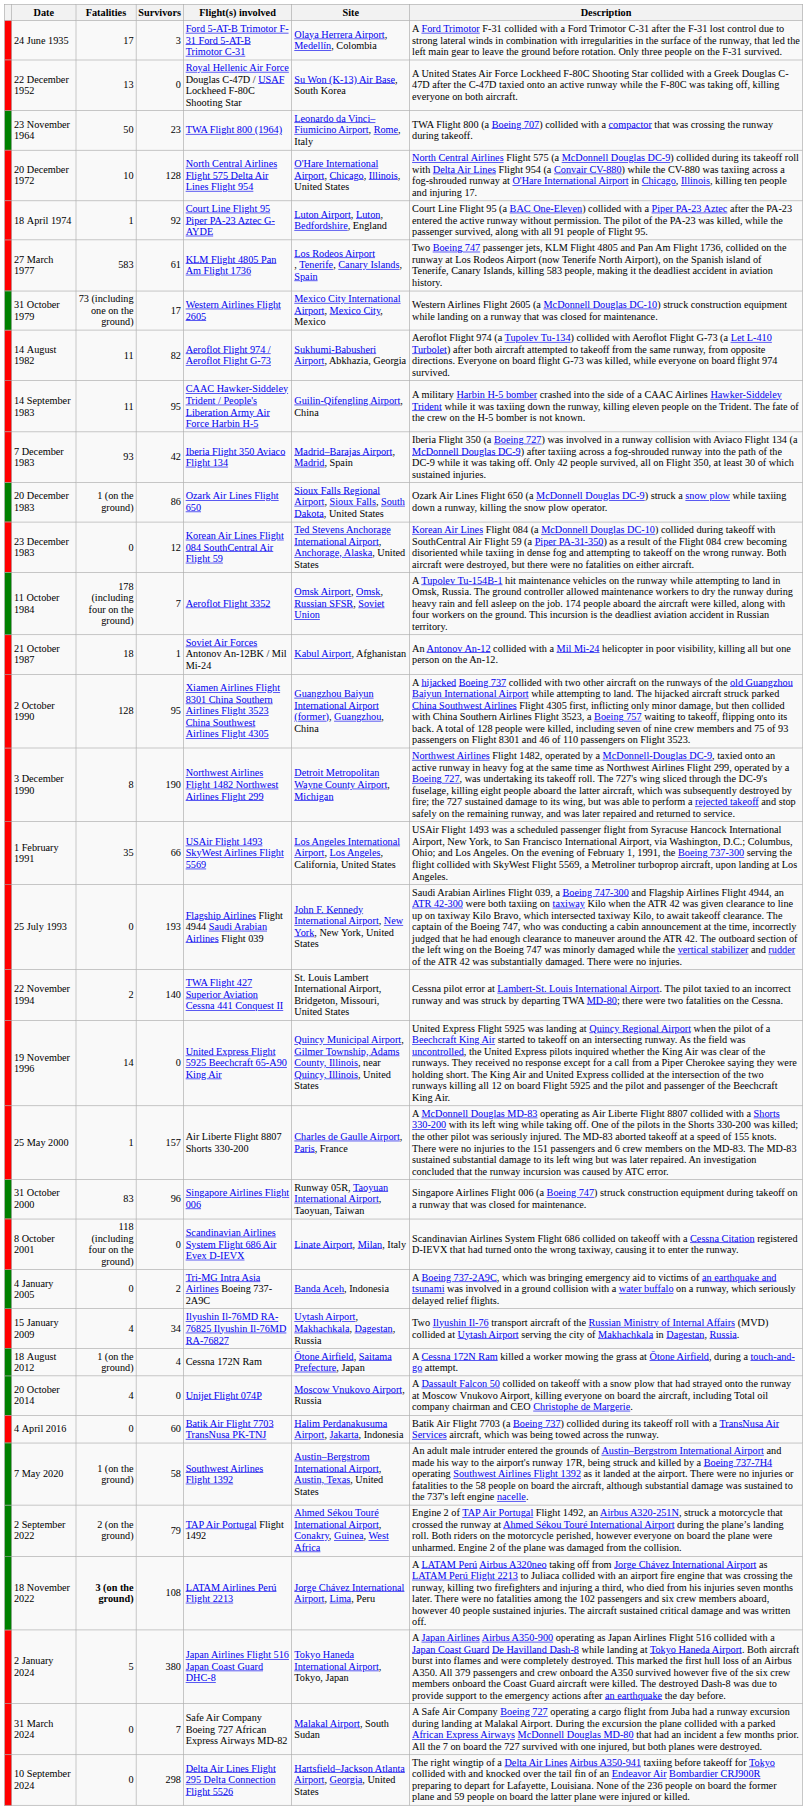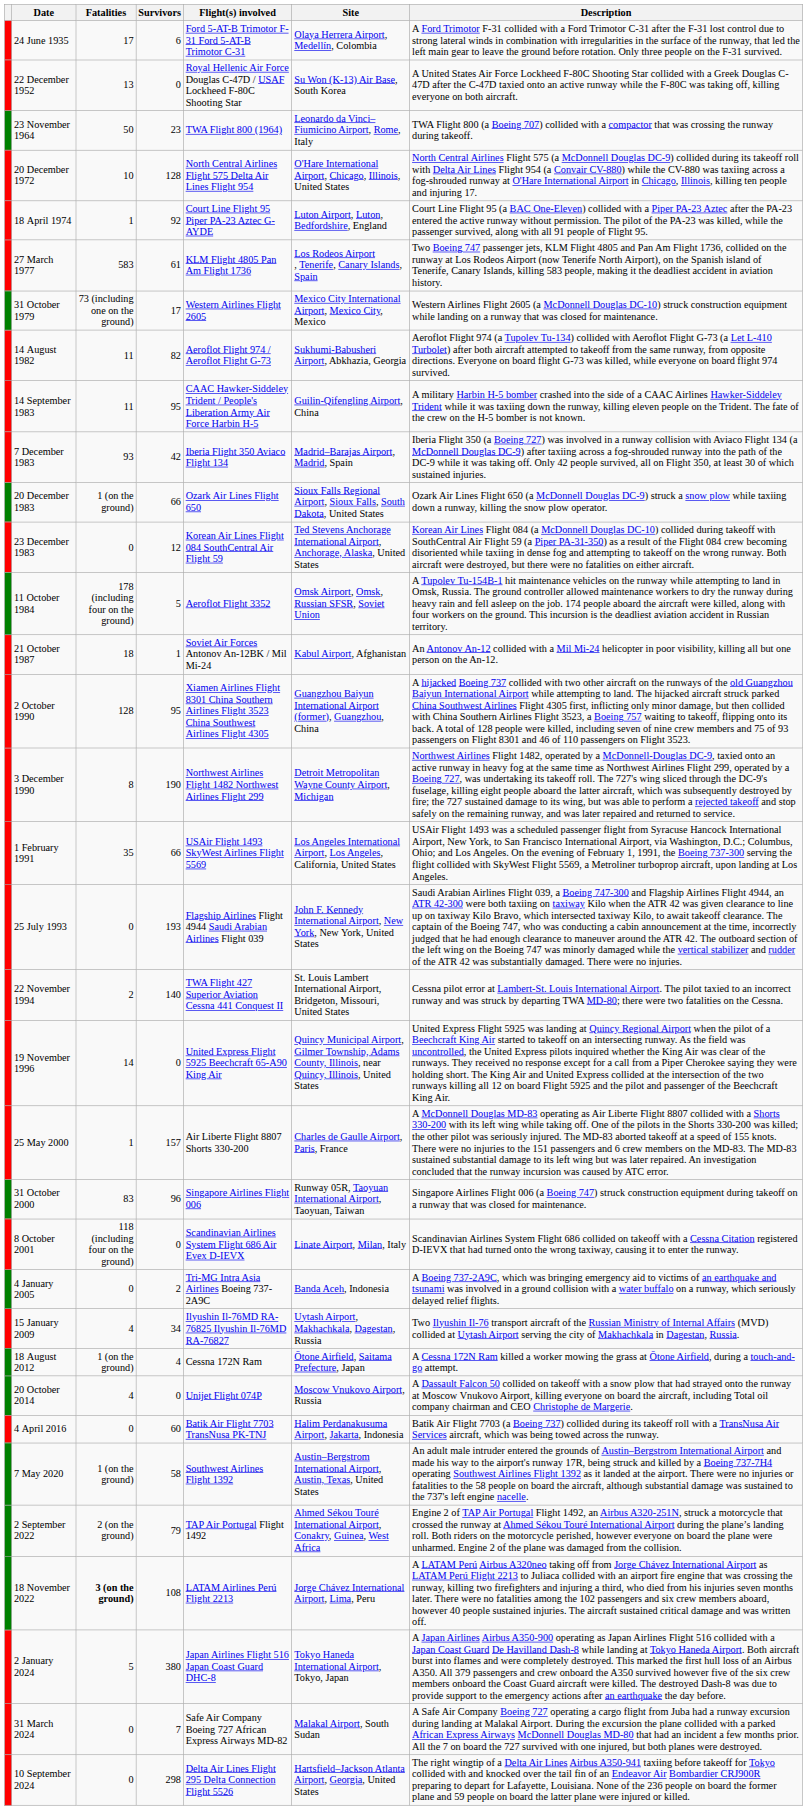(178, 40) 3 -> (178, 40) 6
(176, 502) 86 -> (176, 502) 66
(178, 603) 7 -> (178, 603) 5
